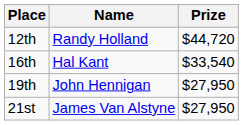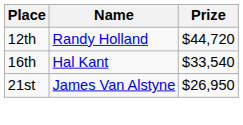- row: (22, 85)
(208, 108) $27,950 -> (208, 85) $26,950
